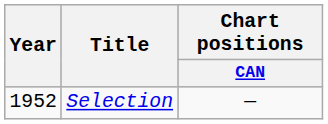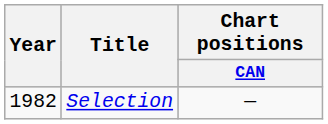(33, 102) 1952 -> (33, 102) 1982
